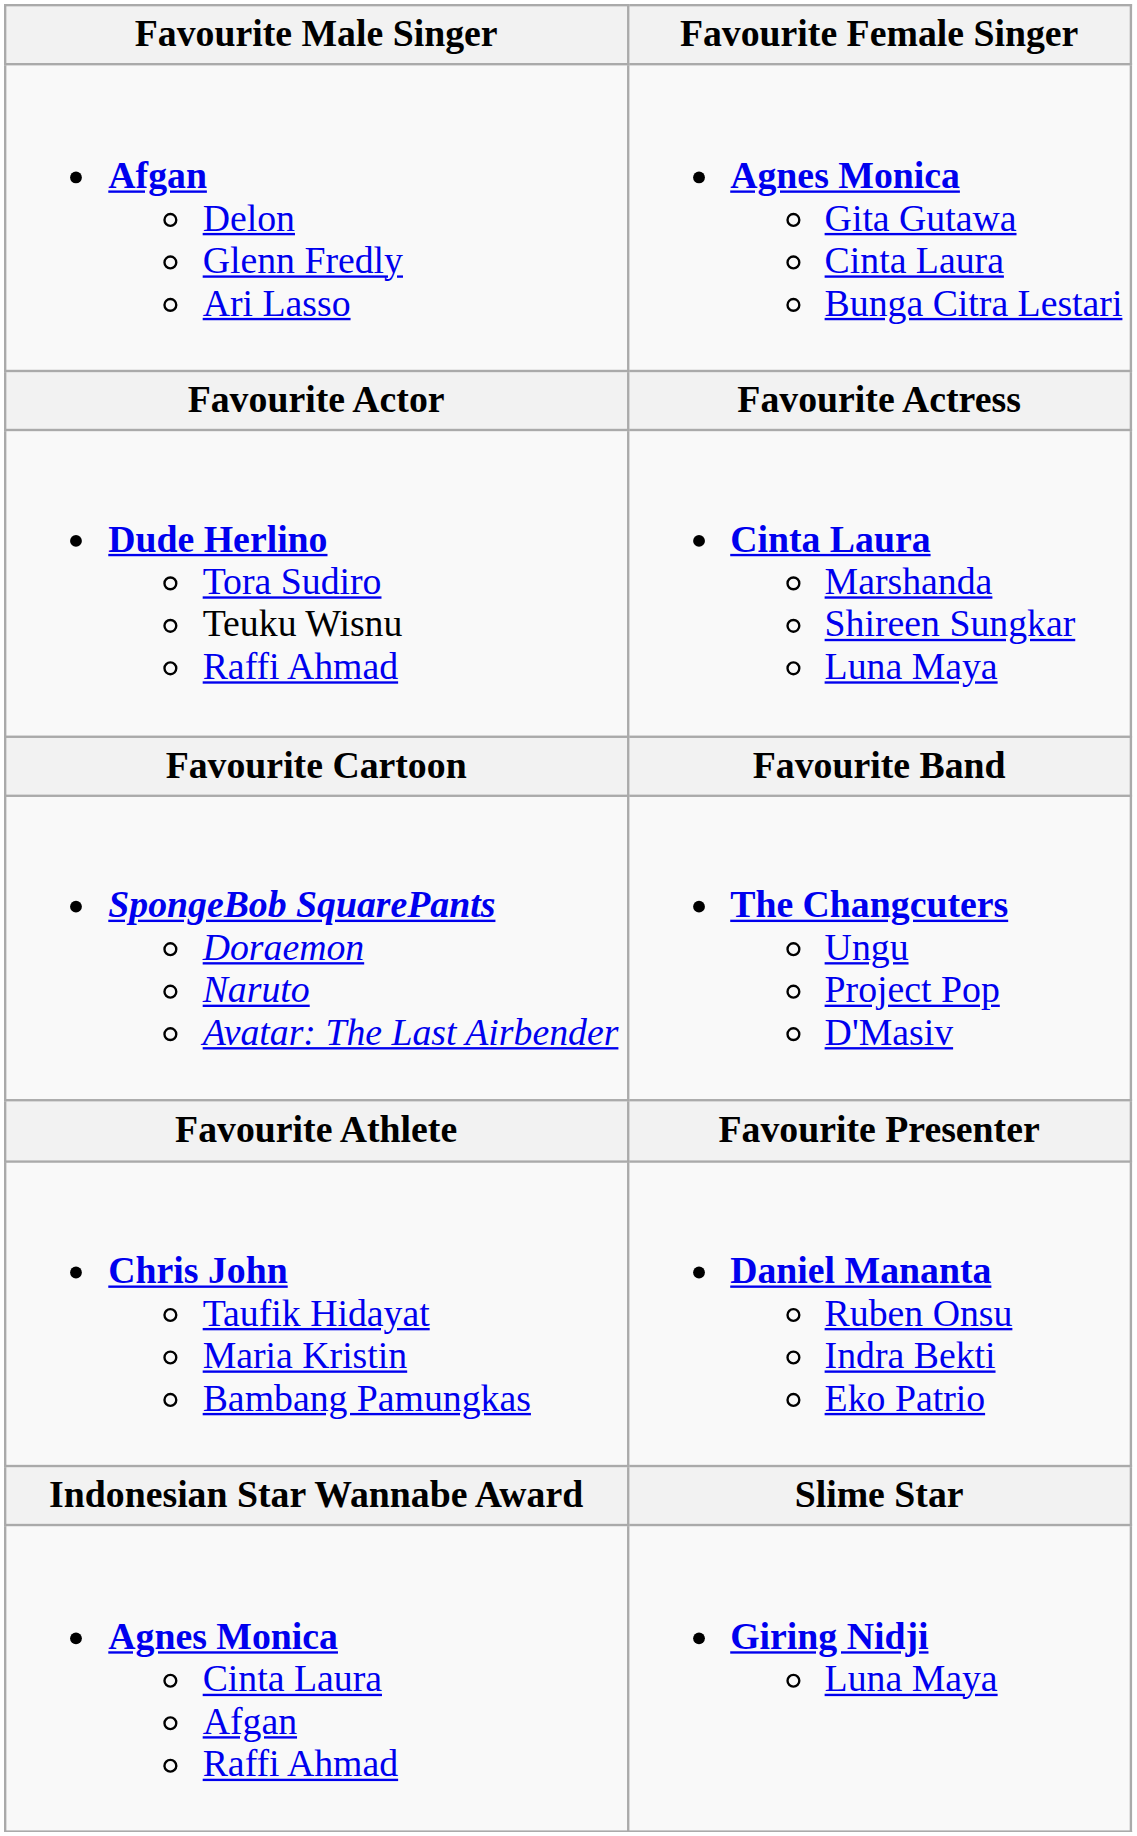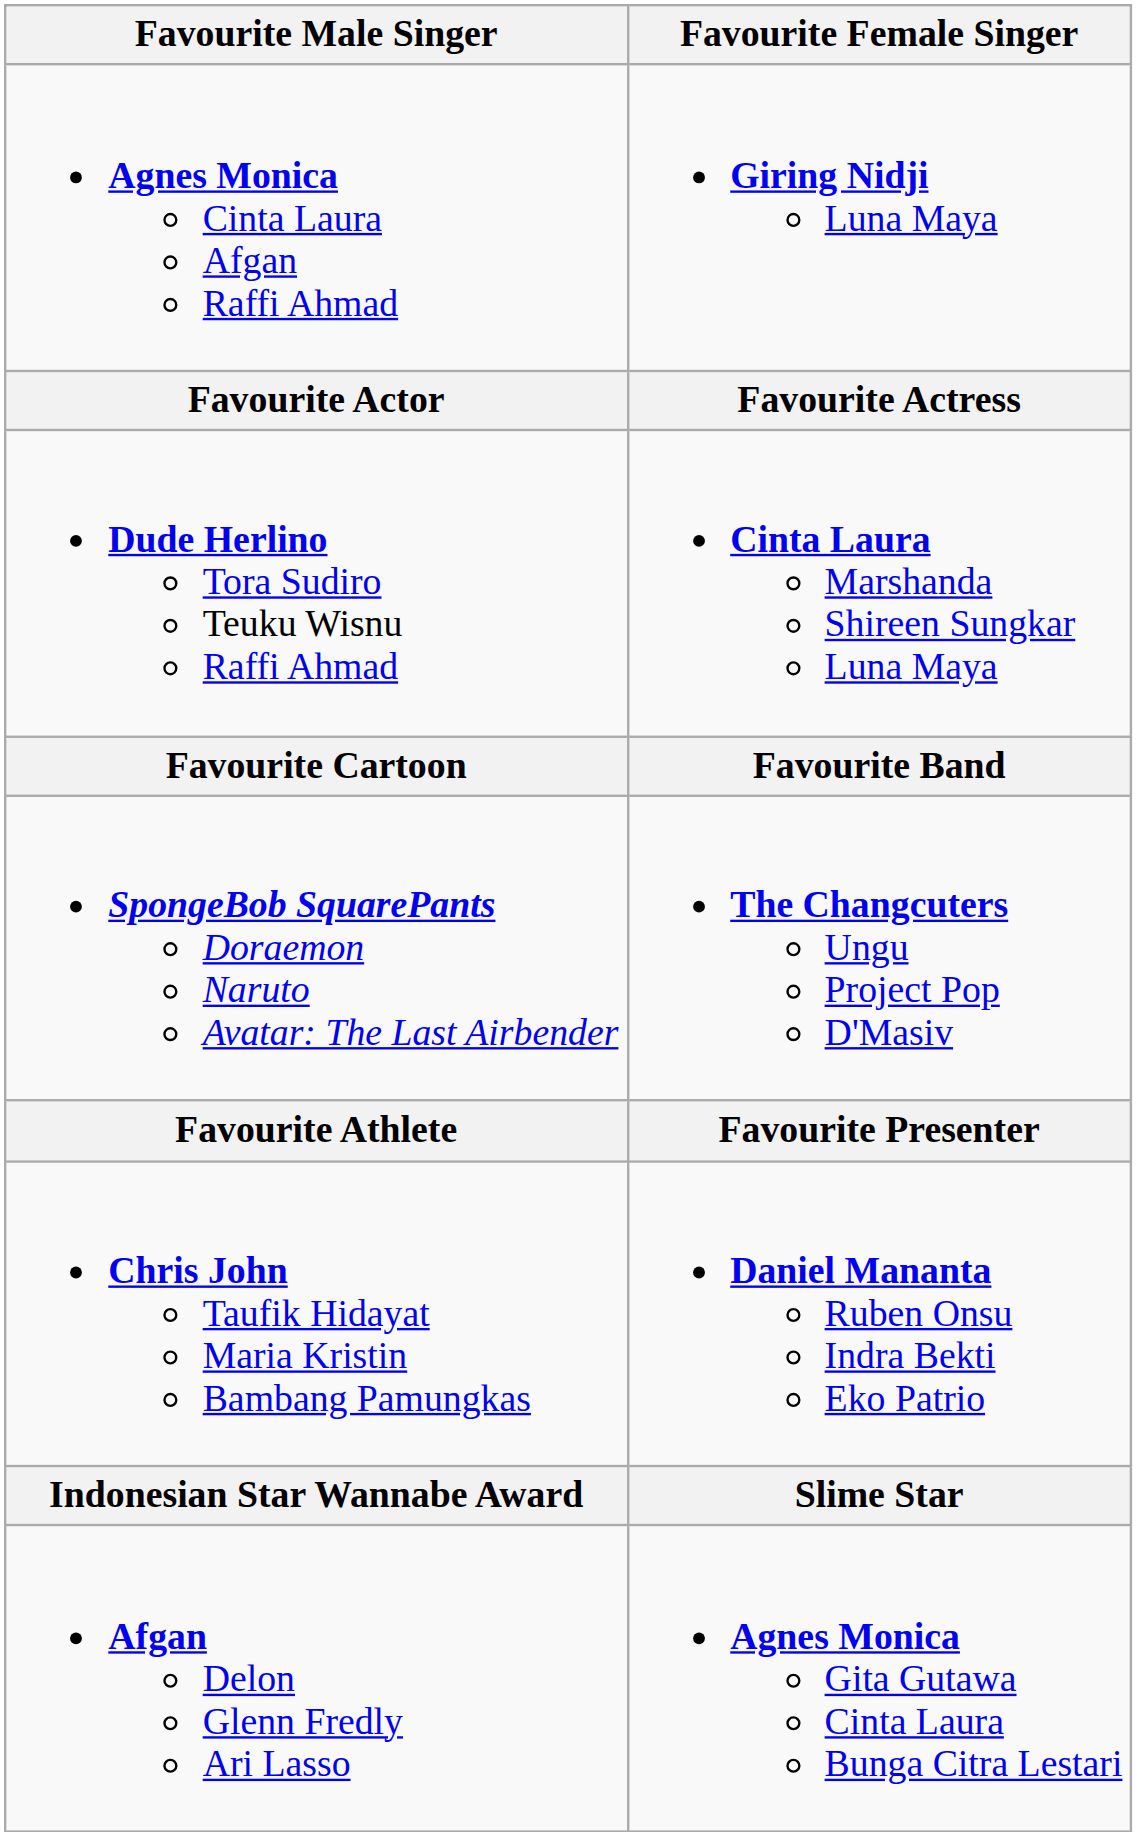rows swapped: (316, 239) <-> (316, 1700)
